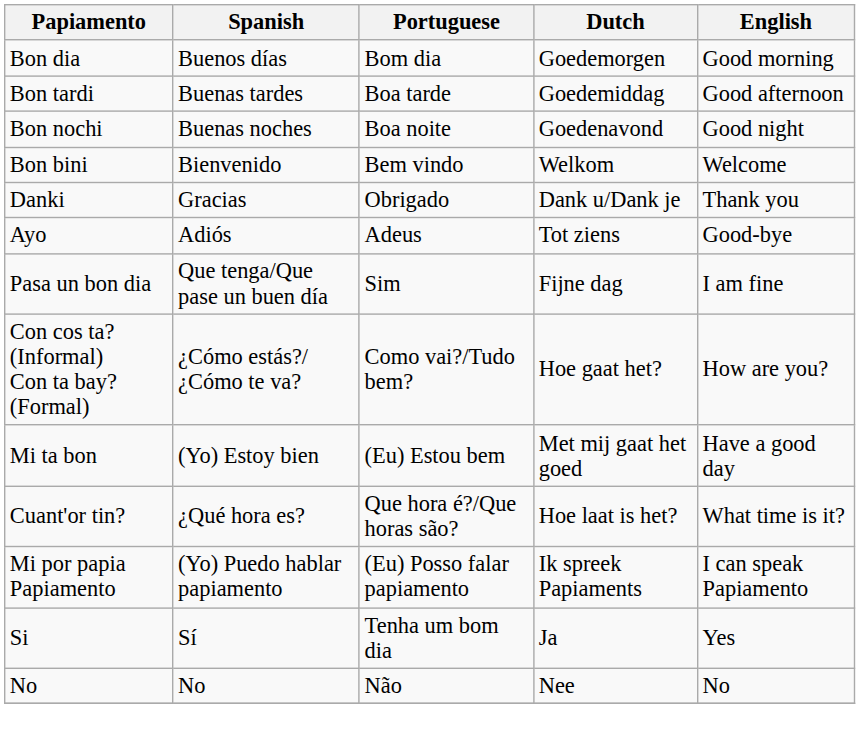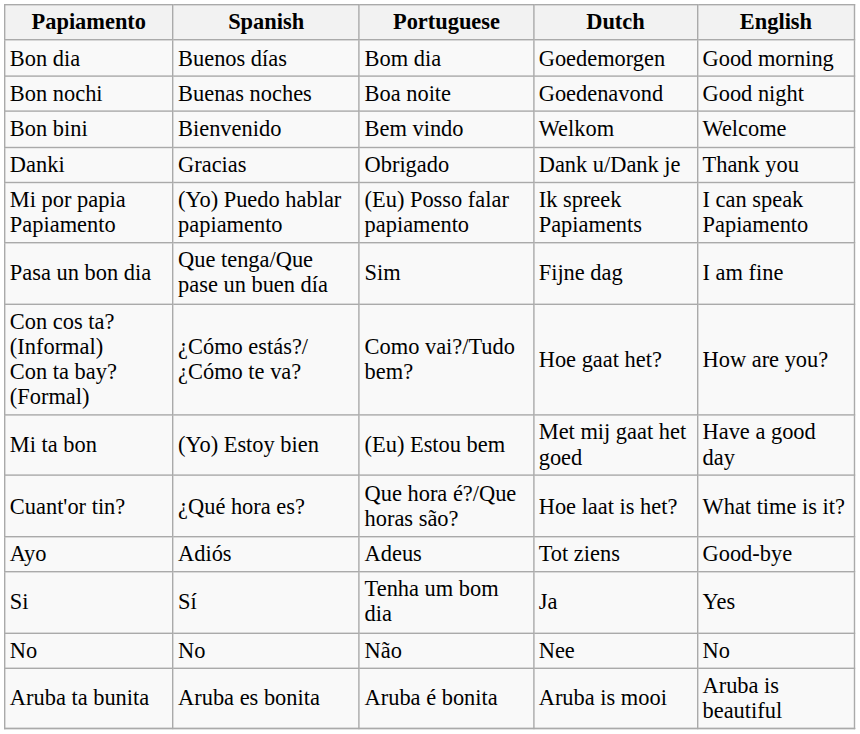- row: (52, 93)
rows swapped: (28, 235) <-> (68, 576)
+ row: (80, 698)
